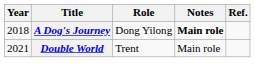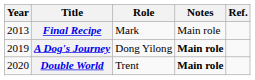+ row: (72, 30)
(18, 30) 2018 -> (18, 48) 2019
(18, 48) 2021 -> (18, 65) 2020
(199, 48) normal -> (200, 65) bold
